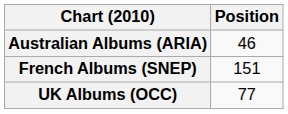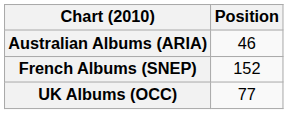(247, 69) 151 -> (247, 69) 152
